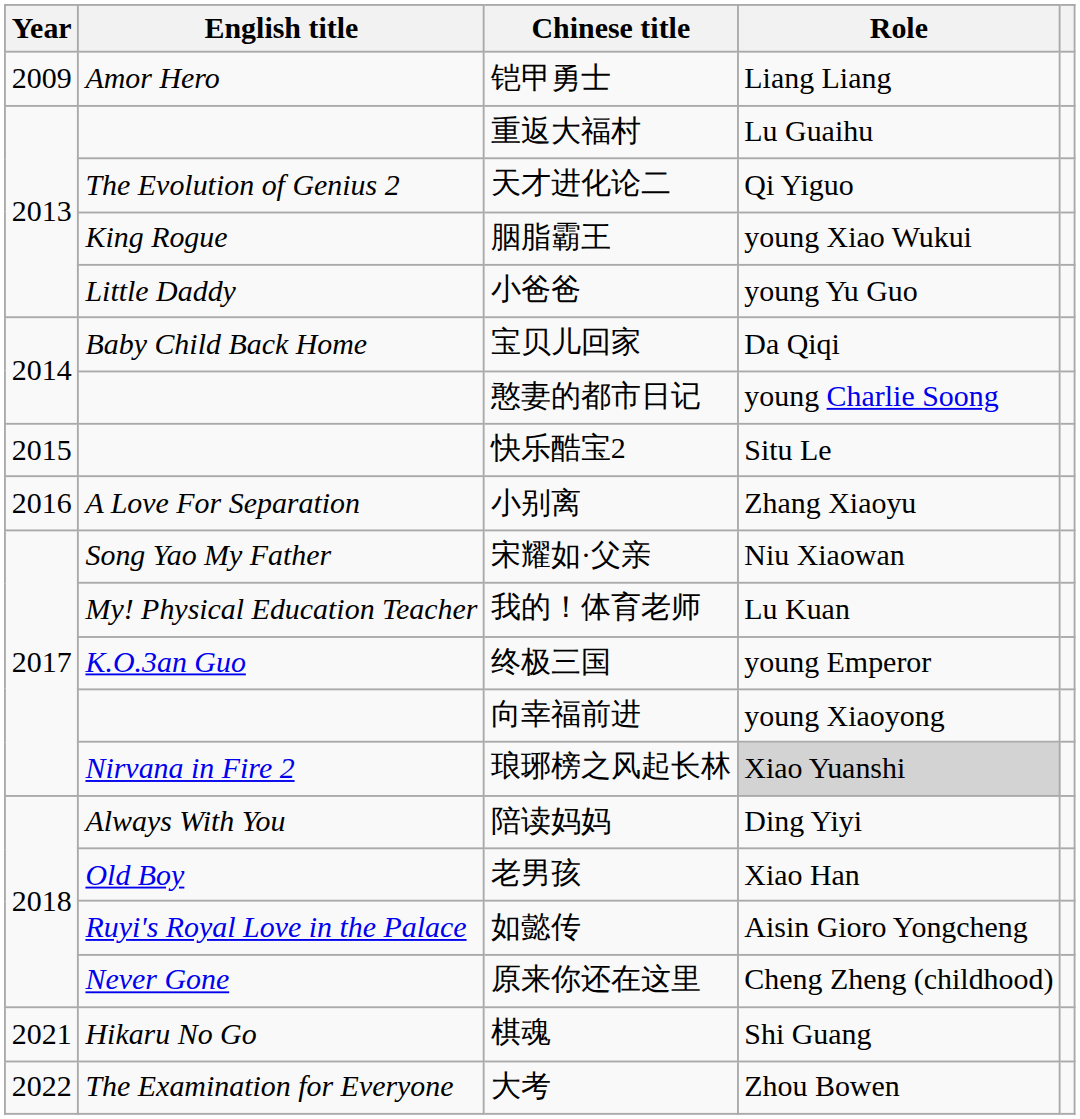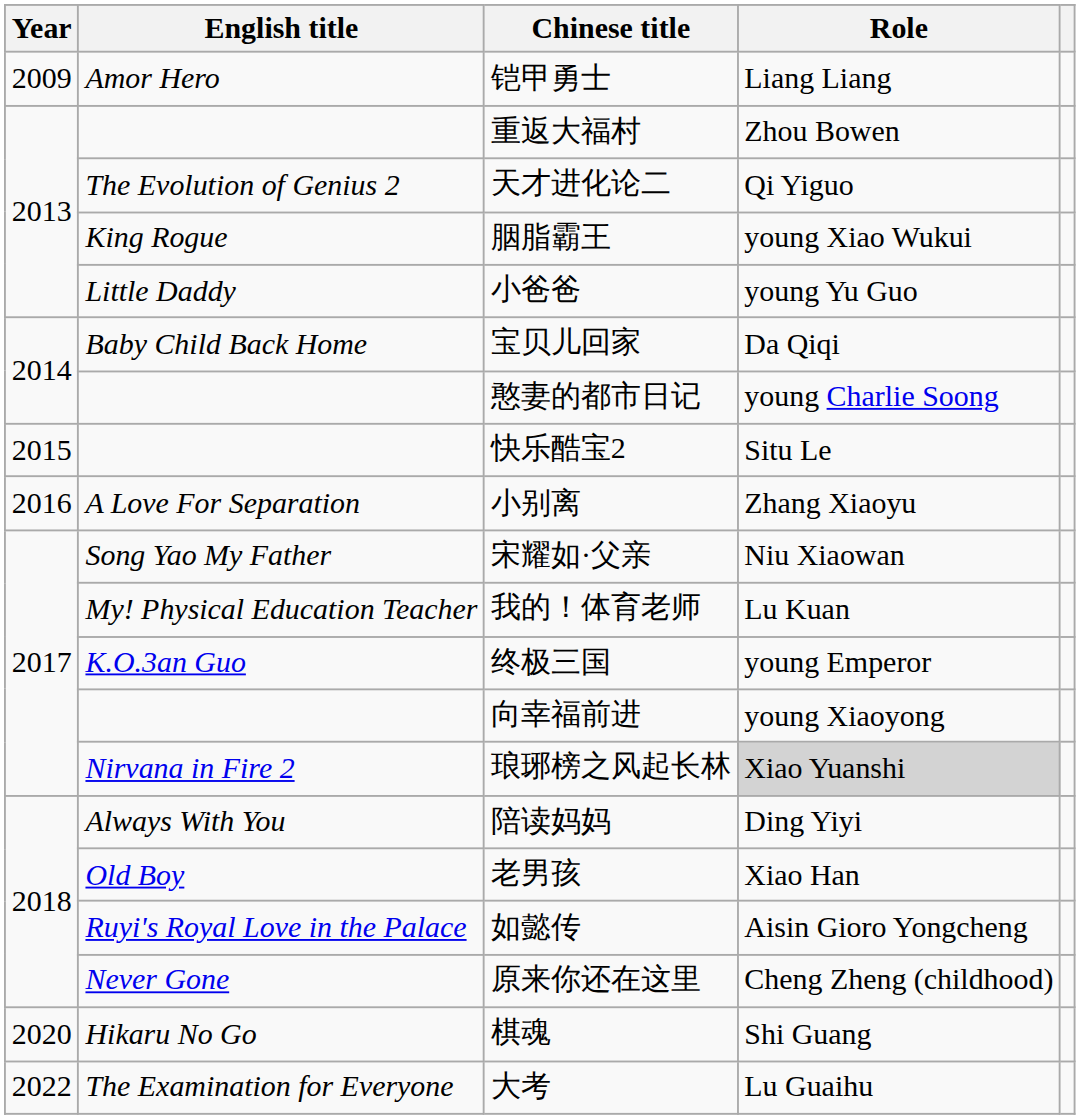(809, 131) Lu Guaihu -> (822, 131) Zhou Bowen
(42, 1033) 2021 -> (42, 1033) 2020
(822, 1086) Zhou Bowen -> (809, 1086) Lu Guaihu
